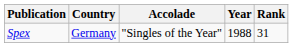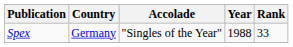(263, 33) 31 -> (263, 33) 33
